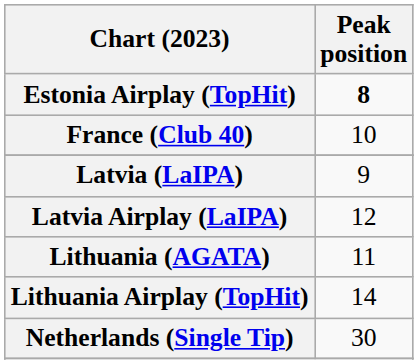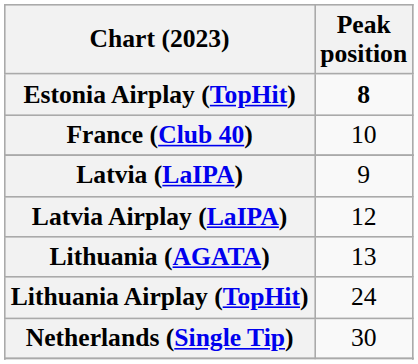(364, 256) 11 -> (364, 256) 13
(364, 297) 14 -> (364, 297) 24
